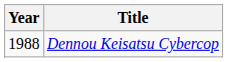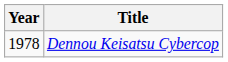(24, 43) 1988 -> (24, 43) 1978
